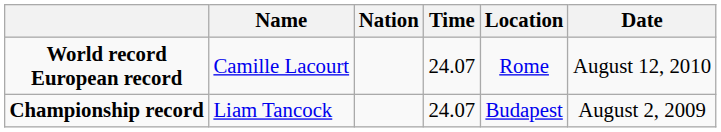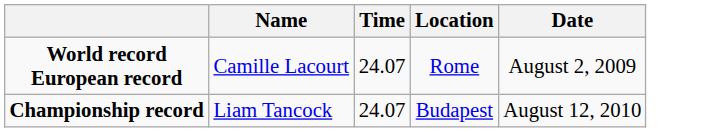- column: (389, 20)
(642, 65) August 12, 2010 -> (572, 65) August 2, 2009
(642, 110) August 2, 2009 -> (572, 110) August 12, 2010
